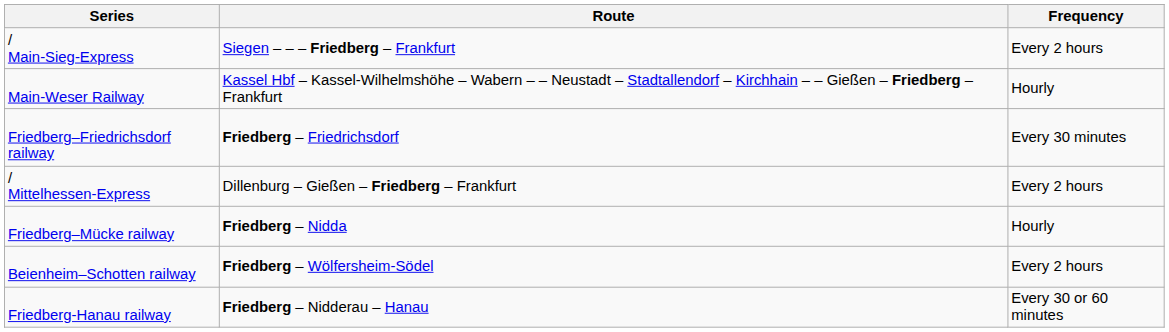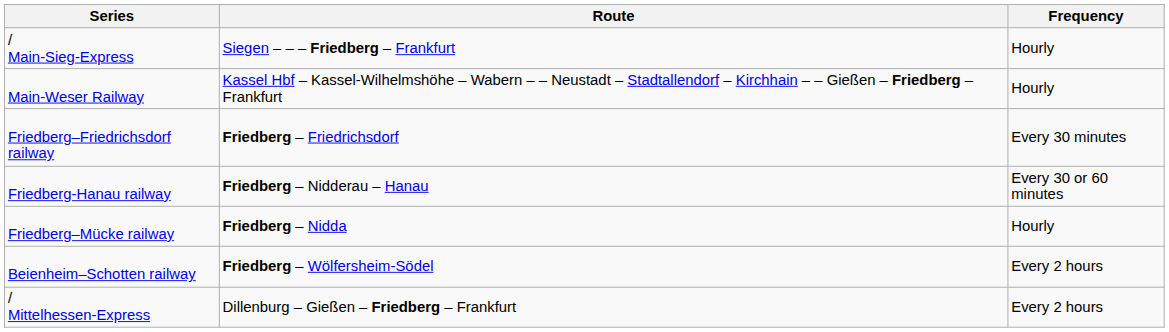(1057, 48) Every 2 hours -> (1033, 48) Hourly
rows swapped: (79, 186) <-> (89, 315)
